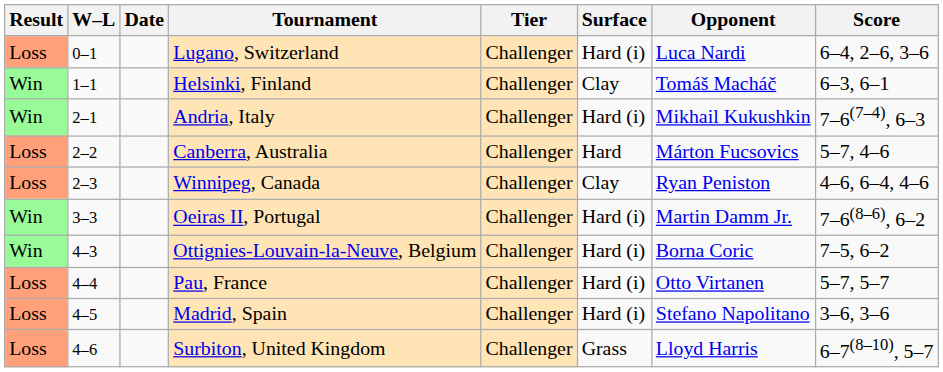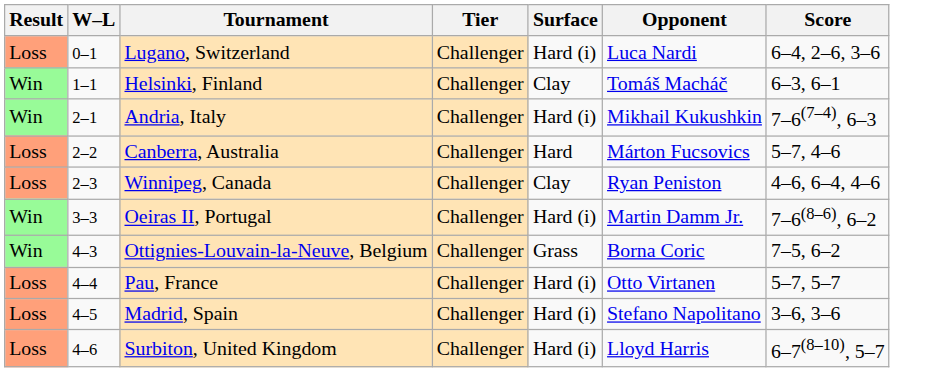- column: (144, 20)
(613, 251) Hard (i) -> (555, 251) Grass
(604, 348) Grass -> (565, 348) Hard (i)
